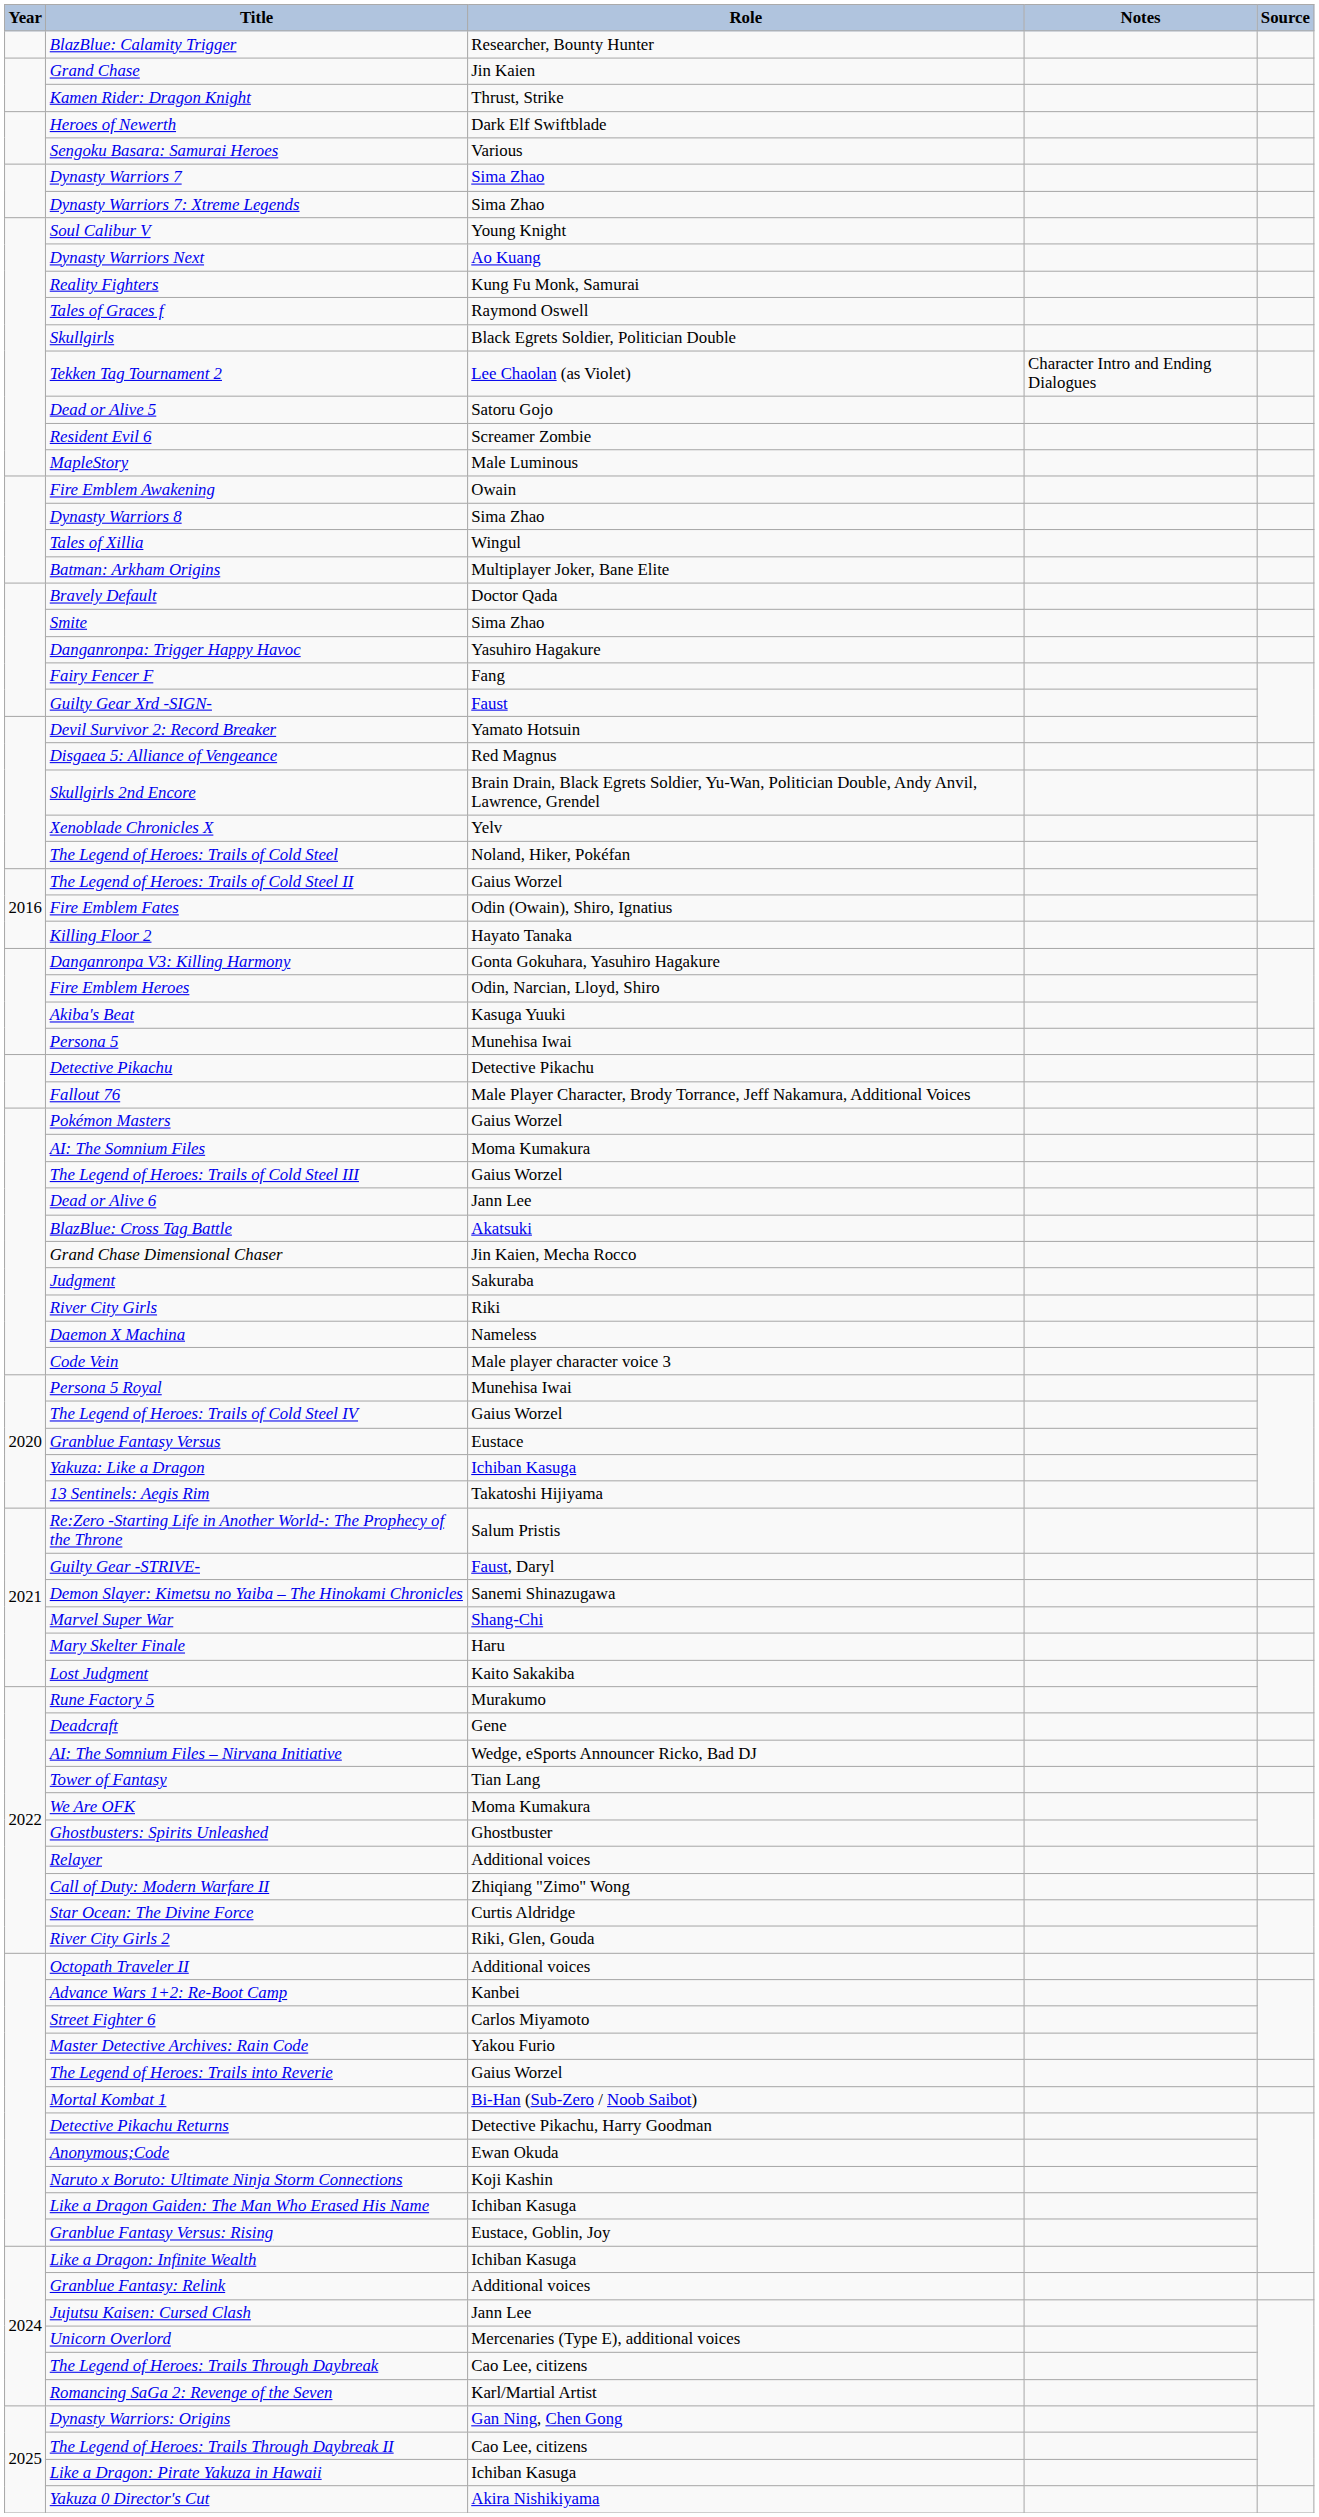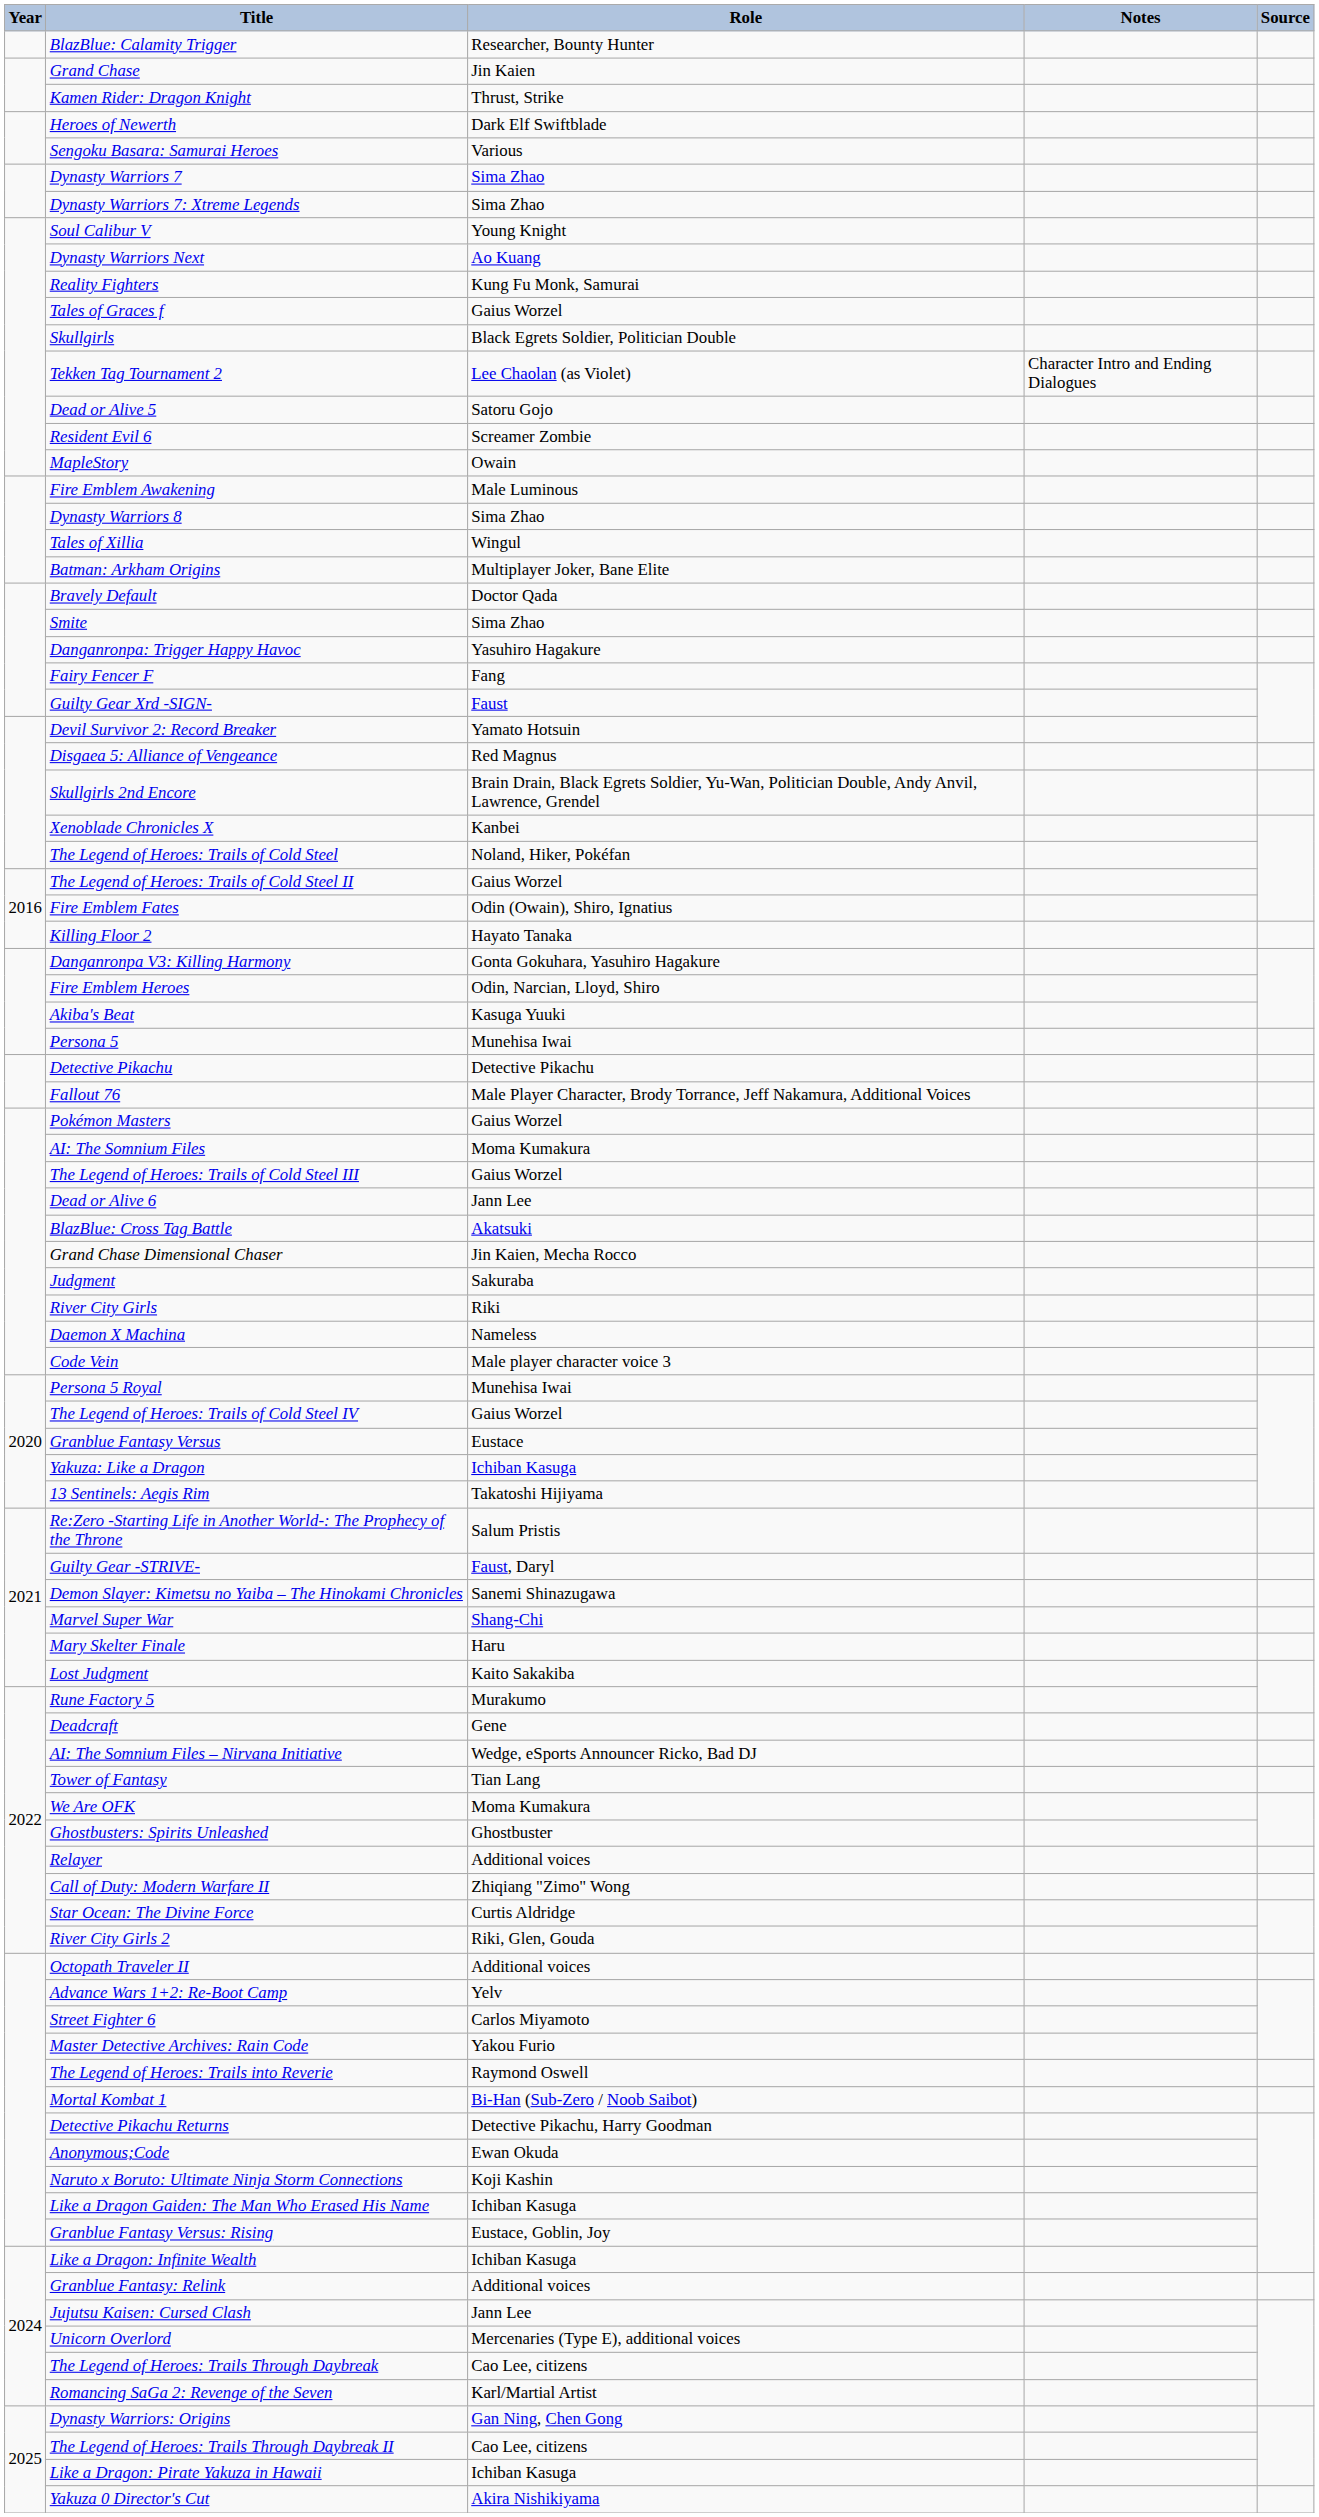(530, 310) Raymond Oswell -> (517, 310) Gaius Worzel
(525, 463) Male Luminous -> (494, 463) Owain
(494, 489) Owain -> (525, 489) Male Luminous
(487, 828) Yelv -> (496, 828) Kanbei
(496, 1992) Kanbei -> (487, 1992) Yelv
(517, 2072) Gaius Worzel -> (530, 2072) Raymond Oswell
